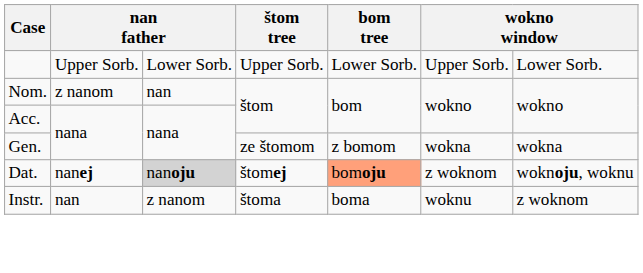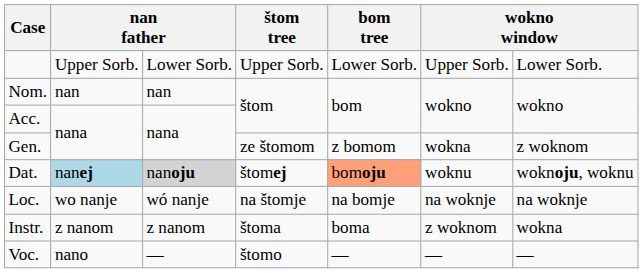(84, 91) z nanom -> (67, 91) nan
(539, 145) wokna -> (553, 145) z woknom
(74, 173) no background -> (74, 173) lightblue background
(461, 173) z woknom -> (448, 173) woknu
+ row: (24, 200)
(67, 200) nan -> (84, 227) z nanom
(448, 200) woknu -> (461, 227) z woknom
(553, 200) z woknom -> (539, 227) wokna
+ row: (24, 254)
